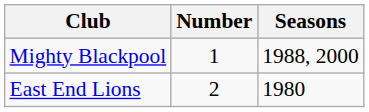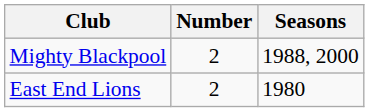(214, 55) 1 -> (214, 55) 2
